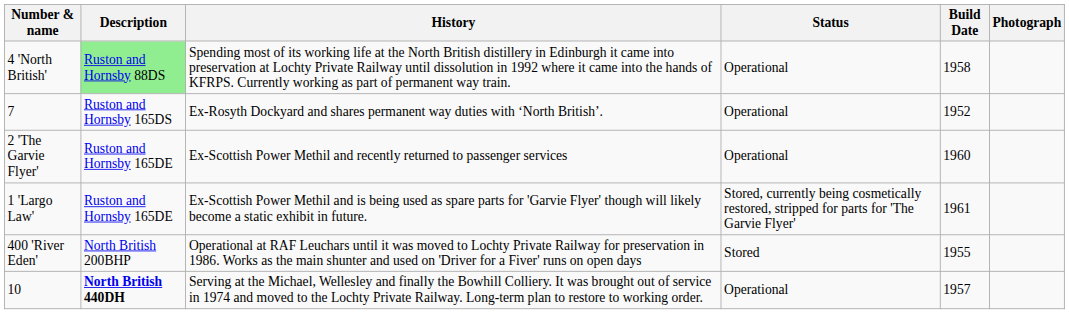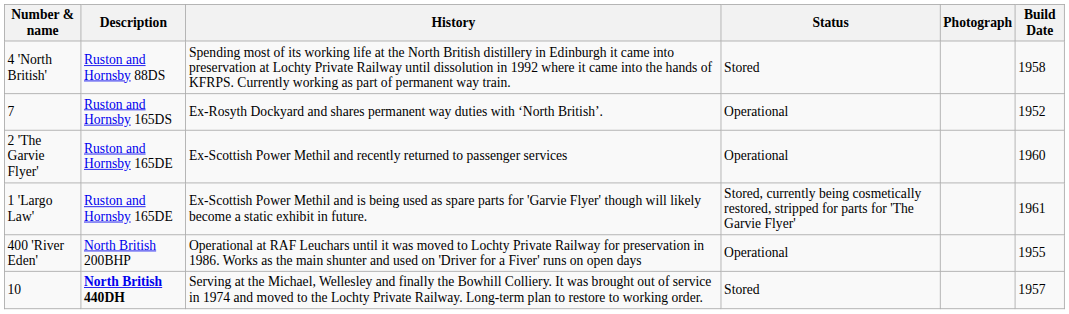columns swapped: (965, 22) <-> (1027, 22)
(125, 67) lightgreen background -> (125, 67) no background
(756, 67) Operational -> (742, 67) Stored
(742, 253) Stored -> (756, 253) Operational
(756, 290) Operational -> (742, 290) Stored
